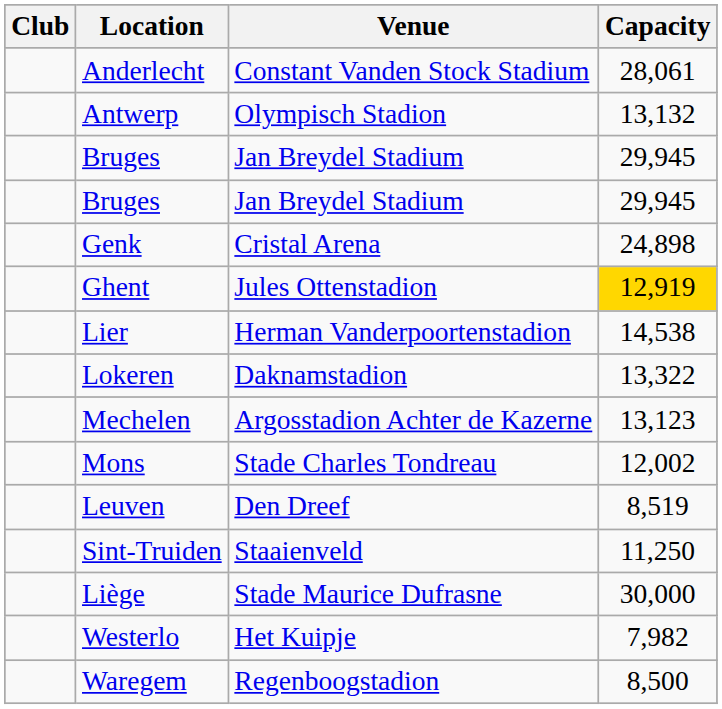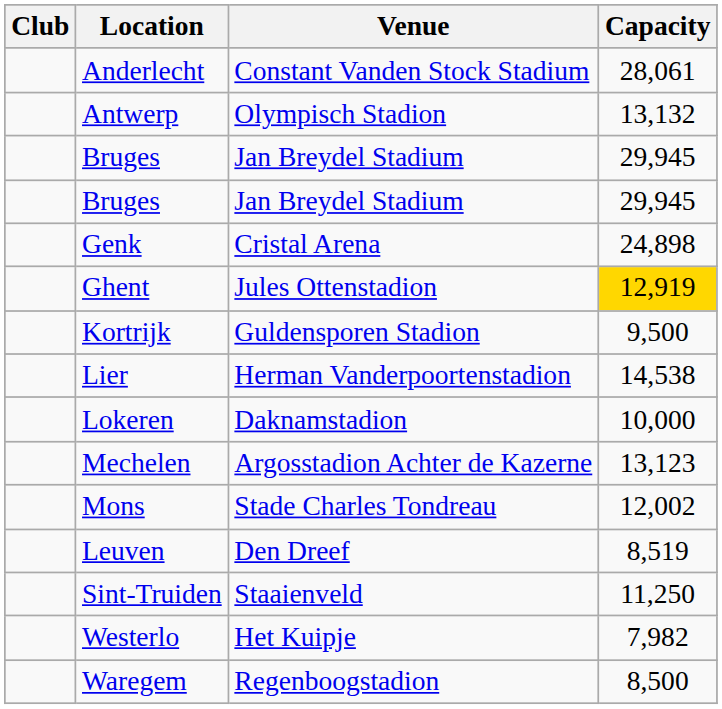+ row: (126, 331)
(658, 375) 13,322 -> (658, 419) 10,000
- row: (113, 593)
